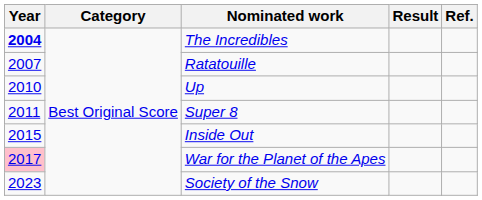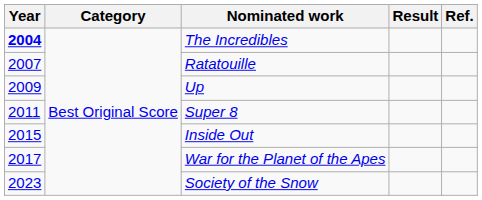(25, 87) 2010 -> (25, 87) 2009
(25, 159) pink background -> (25, 159) no background
